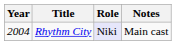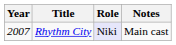(18, 31) 2004 -> (18, 31) 2007
